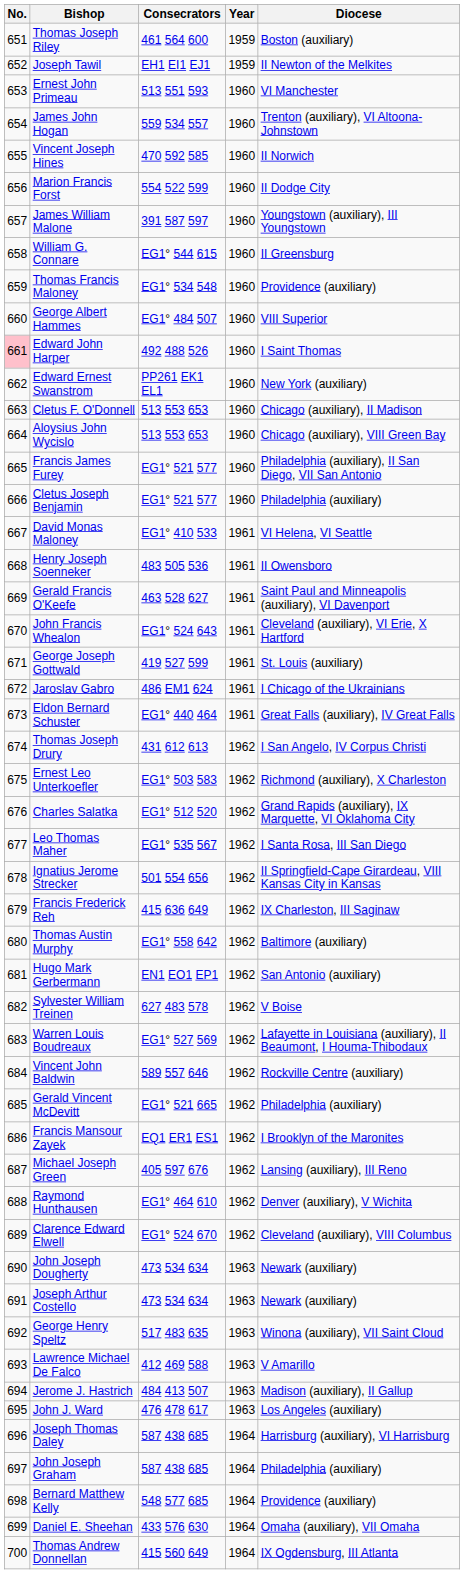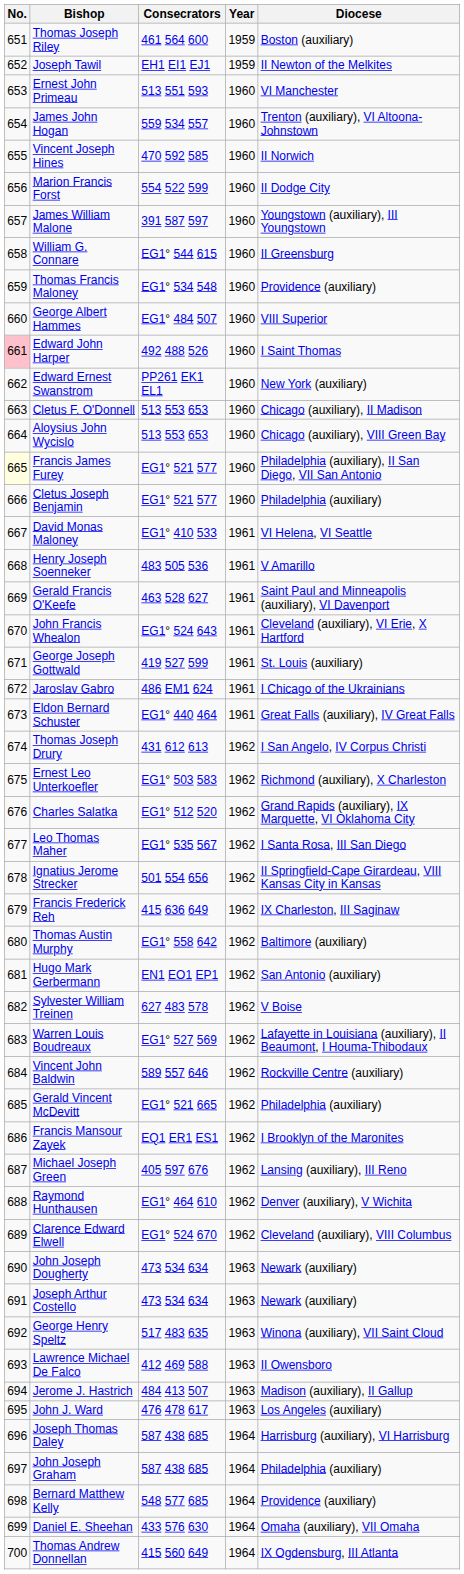(17, 468) no background -> (17, 468) lightyellow background
(296, 565) II Owensboro -> (288, 565) V Amarillo
(288, 1365) V Amarillo -> (296, 1365) II Owensboro
